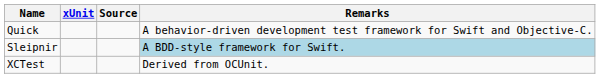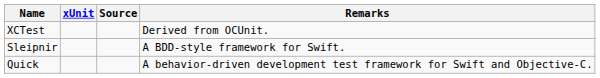rows swapped: (23, 30) <-> (26, 64)
(244, 47) lightblue background -> (244, 47) no background
